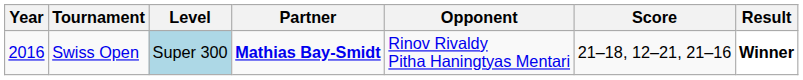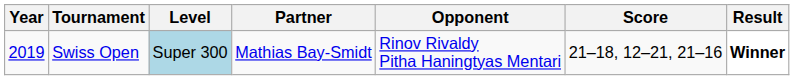(26, 53) 2016 -> (26, 53) 2019
(308, 53) bold -> (303, 53) normal
